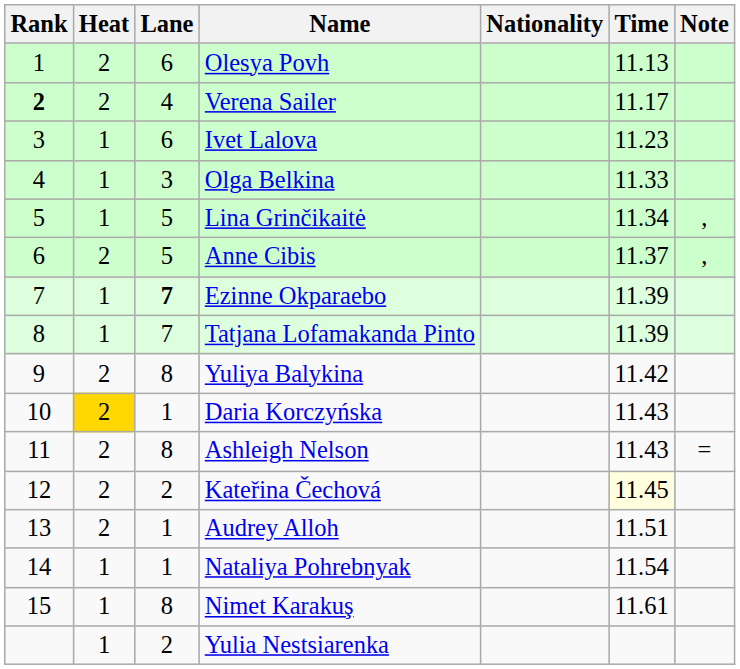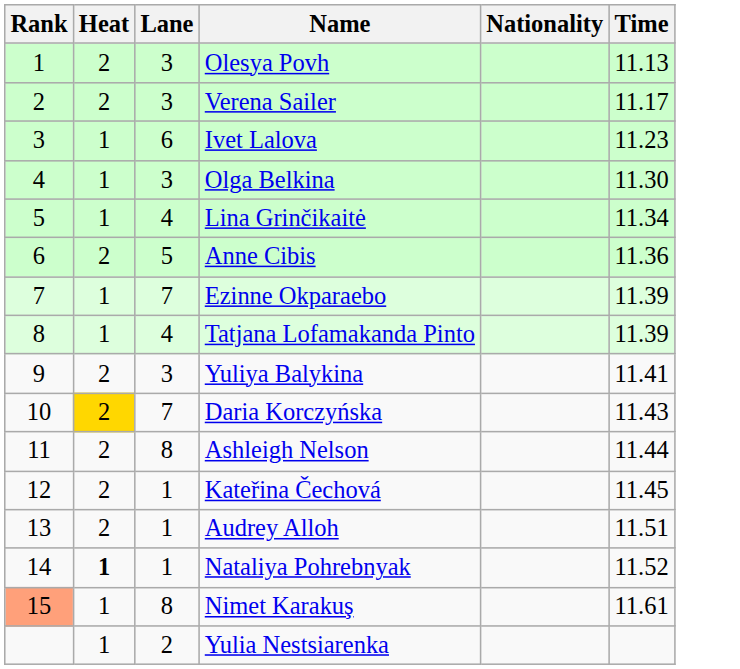- column: (704, 23)
(167, 62) 6 -> (167, 62) 3
(39, 101) bold -> (39, 101) normal
(167, 101) 4 -> (167, 101) 3
(642, 179) 11.33 -> (642, 179) 11.30
(167, 218) 5 -> (167, 218) 4
(642, 256) 11.37 -> (642, 256) 11.36
(167, 295) bold -> (167, 295) normal
(167, 334) 7 -> (167, 334) 4
(167, 373) 8 -> (167, 373) 3
(642, 373) 11.42 -> (642, 373) 11.41
(167, 412) 1 -> (167, 412) 7
(642, 450) 11.43 -> (642, 450) 11.44
(167, 489) 2 -> (167, 489) 1
(642, 489) lightyellow background -> (642, 489) no background
(104, 567) normal -> (104, 567) bold
(642, 567) 11.54 -> (642, 567) 11.52
(39, 606) no background -> (39, 606) lightsalmon background
